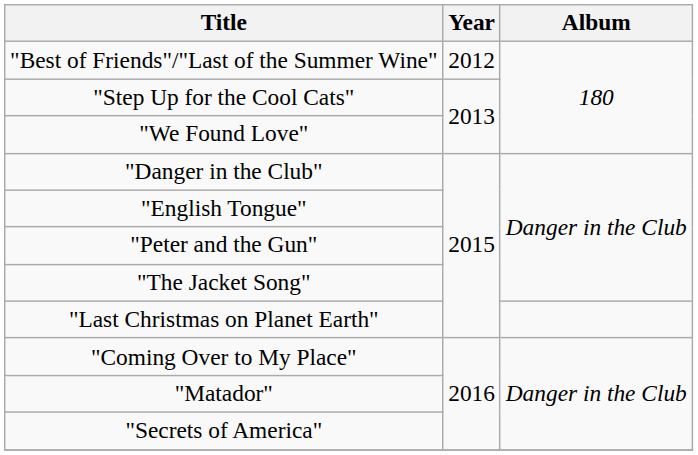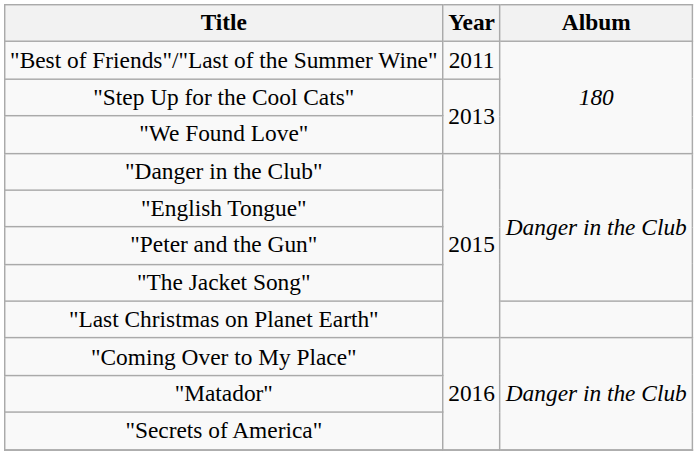(472, 60) 2012 -> (472, 60) 2011
